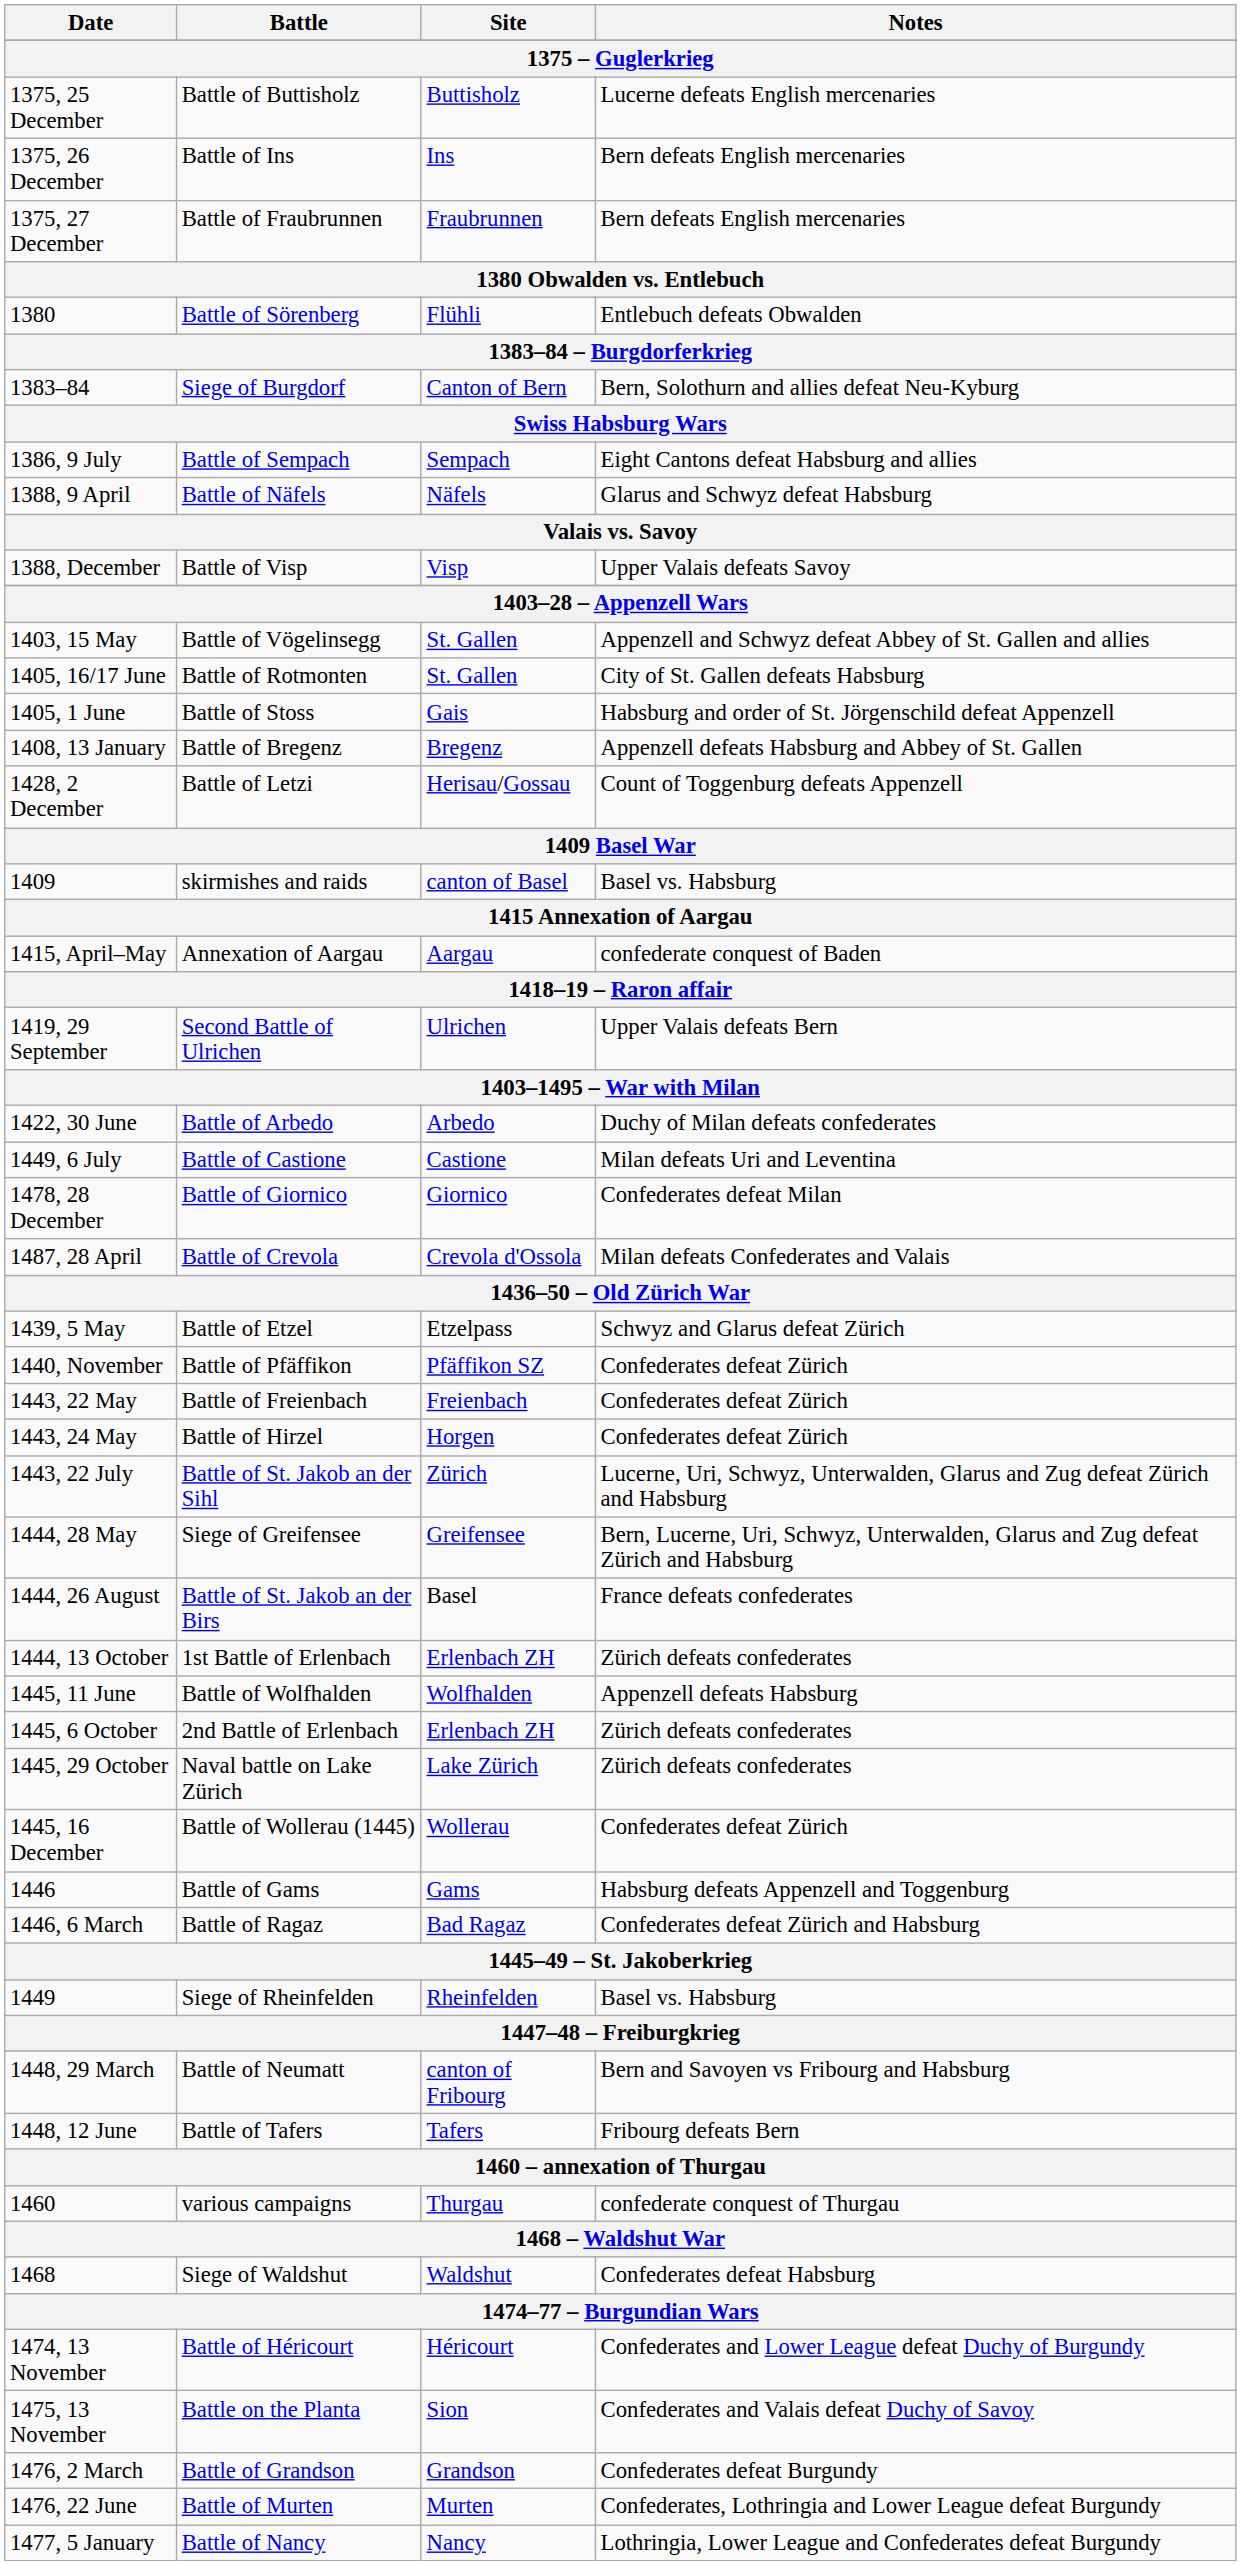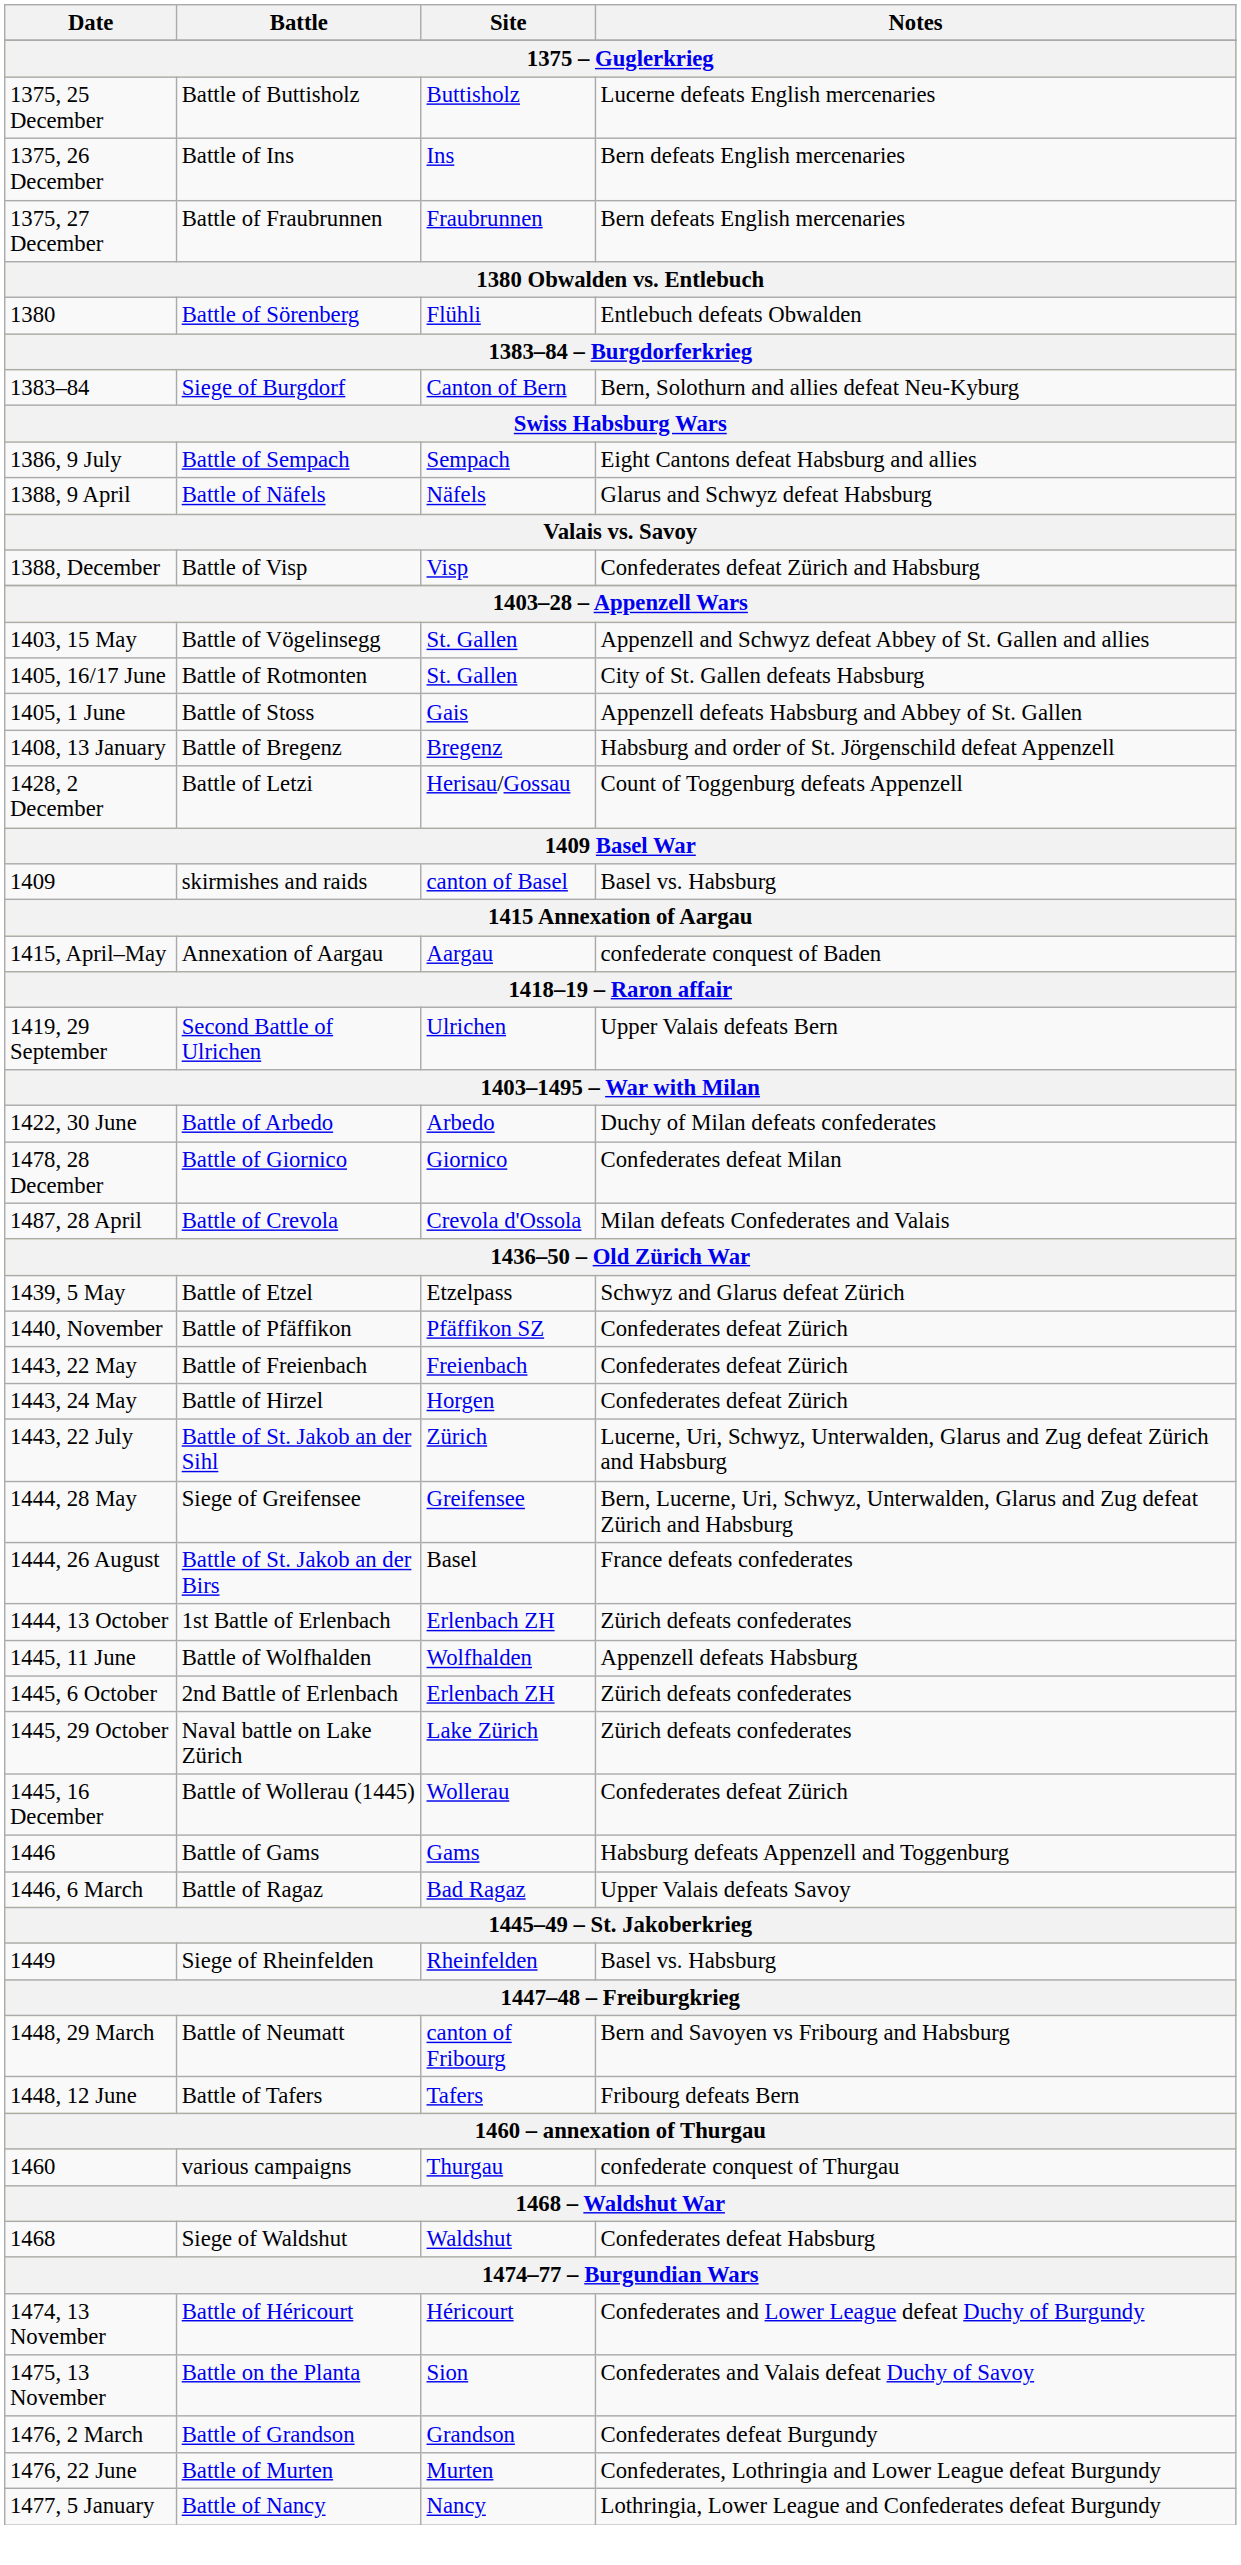(726, 567) Upper Valais defeats Savoy -> (790, 567) Confederates defeat Zürich and Habsburg
(858, 711) Habsburg and order of St. Jörgenschild defeat Appenzell -> (841, 711) Appenzell defeats Habsburg and Abbey of St. Gallen
(841, 747) Appenzell defeats Habsburg and Abbey of St. Gallen -> (858, 747) Habsburg and order of St. Jörgenschild defeat Appenzell
- row: (66, 1159)
(790, 1925) Confederates defeat Zürich and Habsburg -> (726, 1889) Upper Valais defeats Savoy
